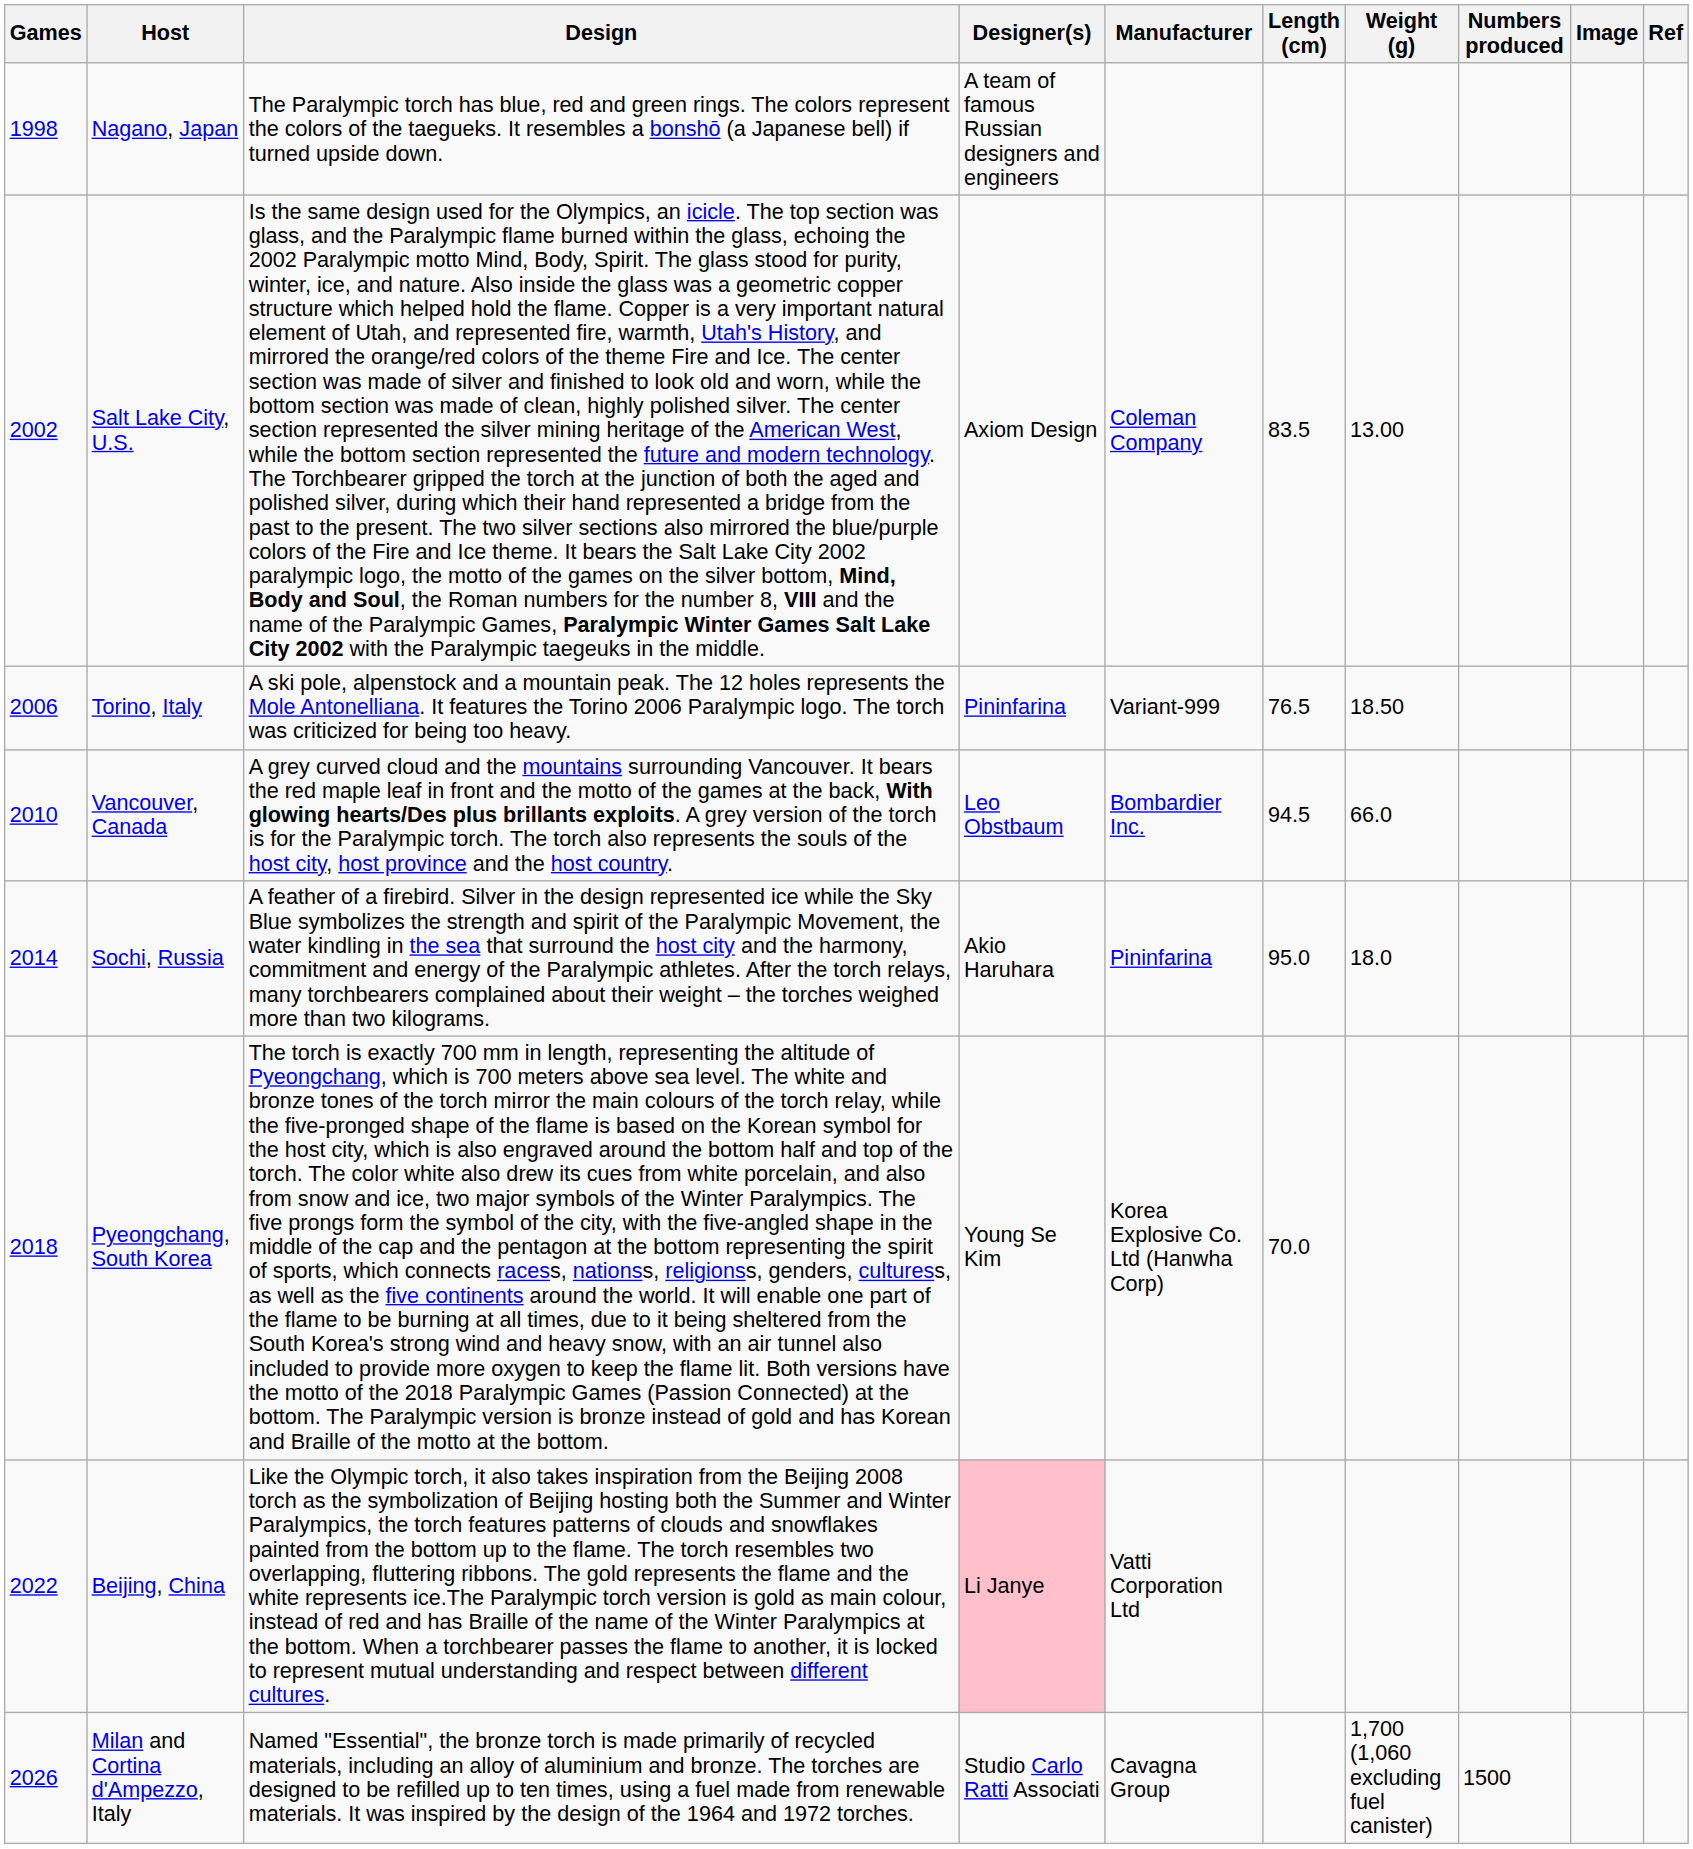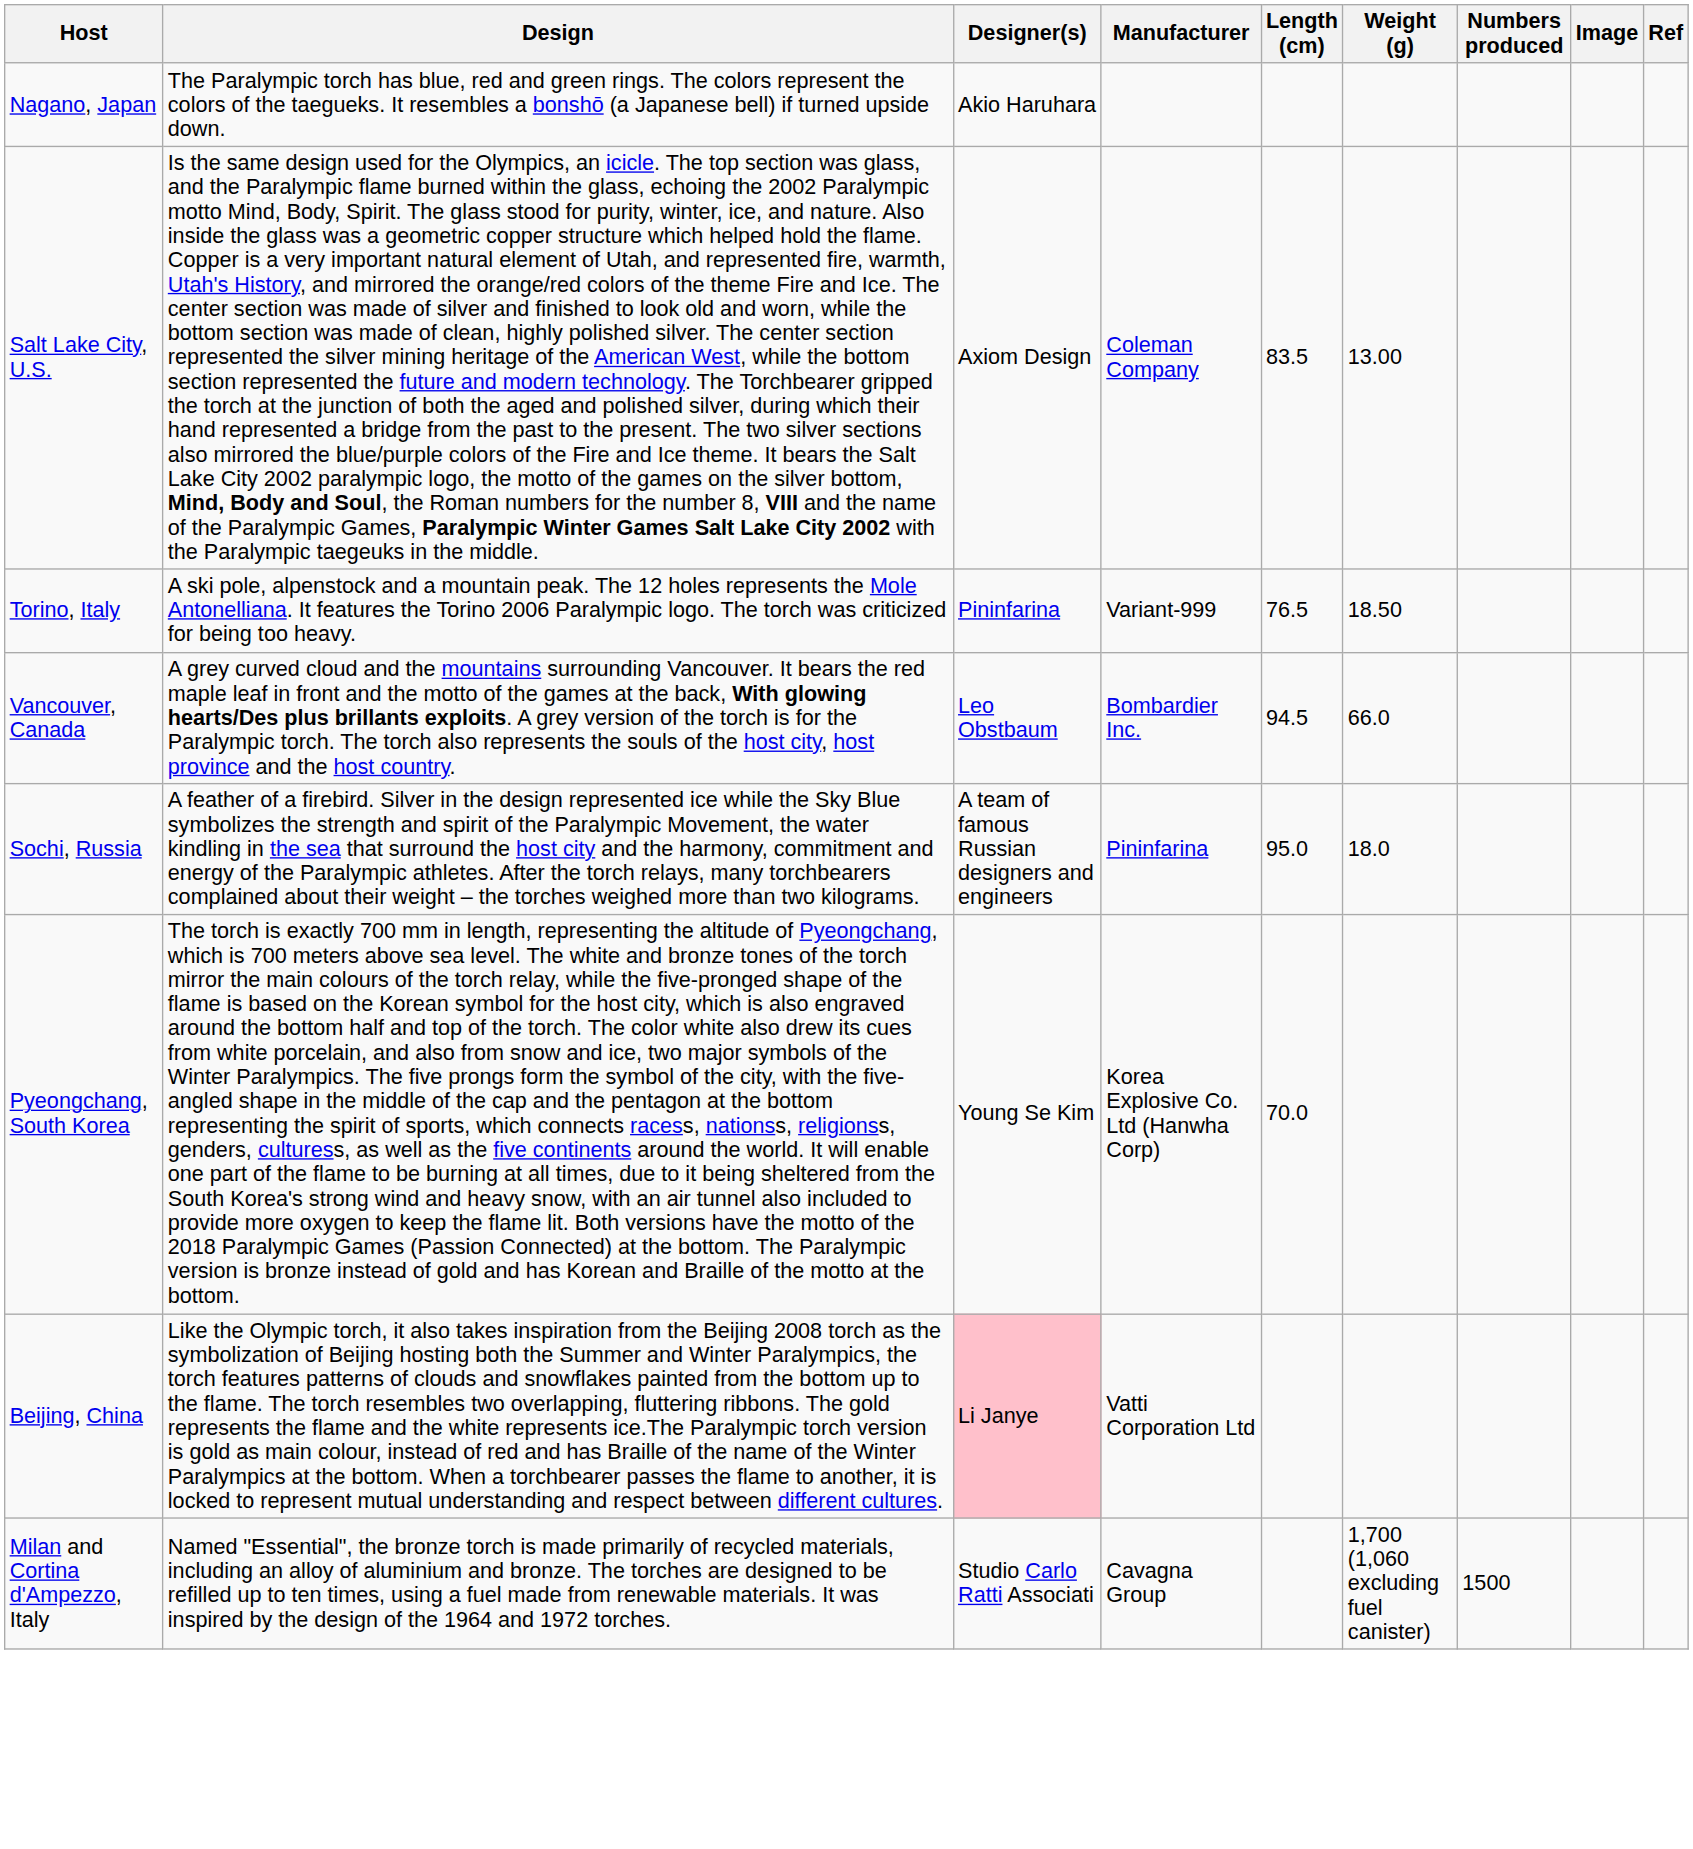- column: (46, 33)
(1032, 128) A team of famous Russian designers and engineers -> (1027, 104) Akio Haruhara
(1009, 958) Akio Haruhara -> (1026, 849) A team of famous Russian designers and engineers
